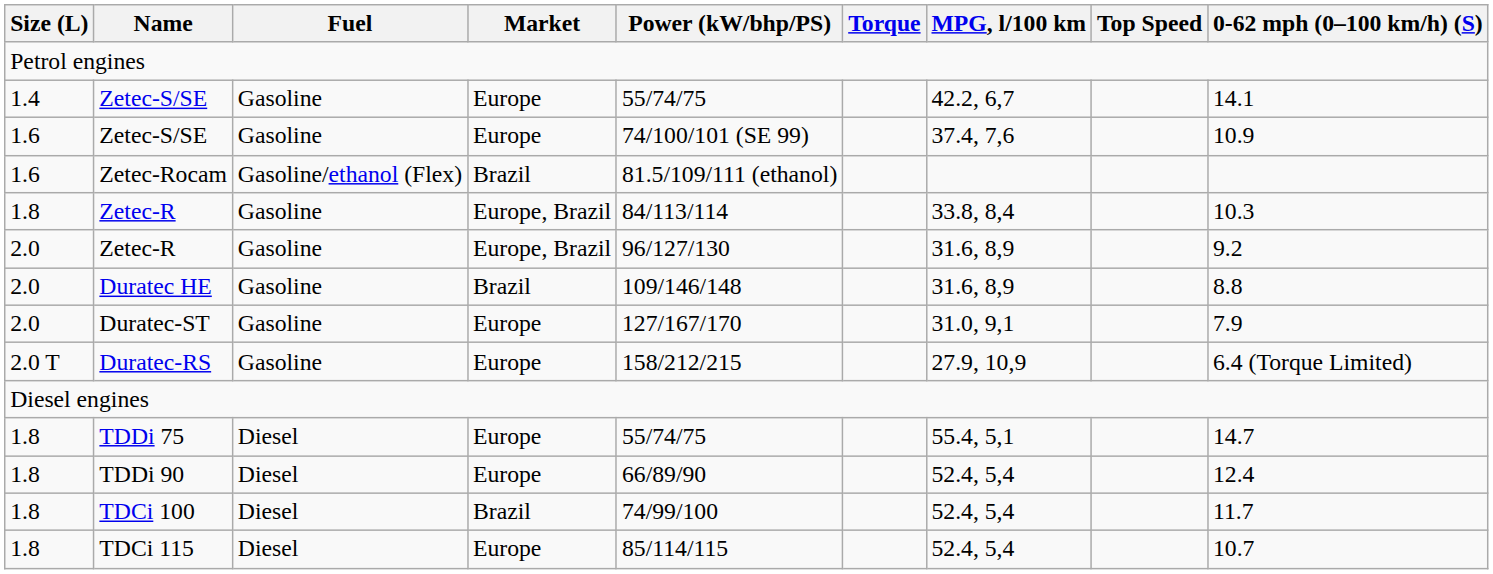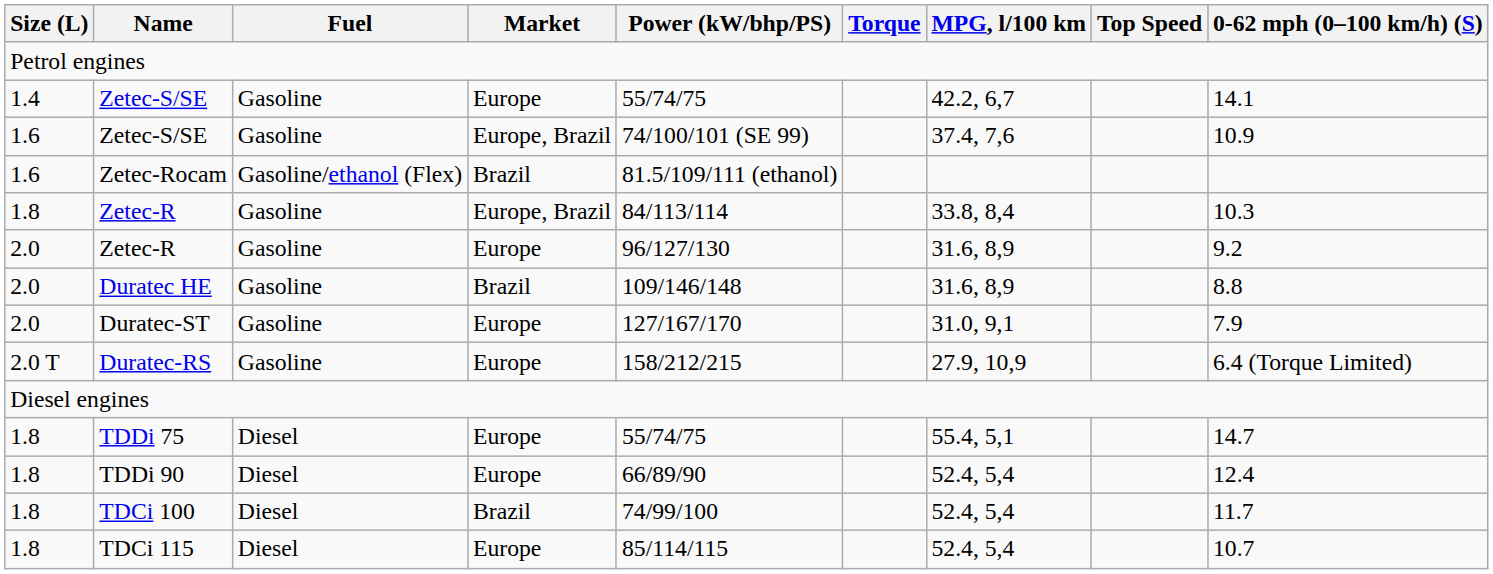(507, 135) Europe -> (542, 135) Europe, Brazil
(542, 248) Europe, Brazil -> (507, 248) Europe
